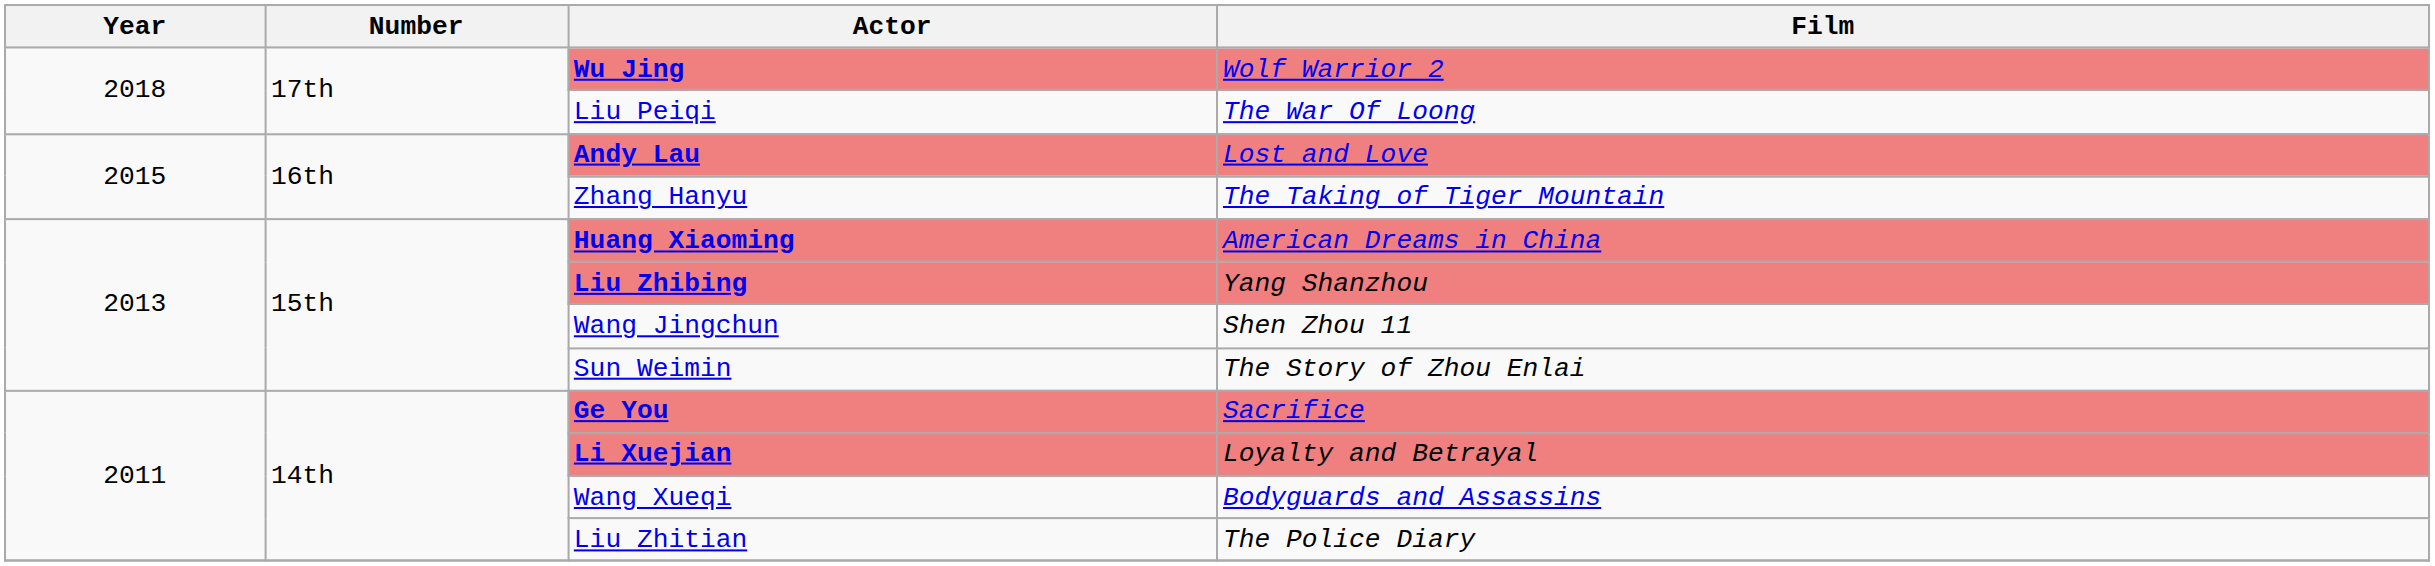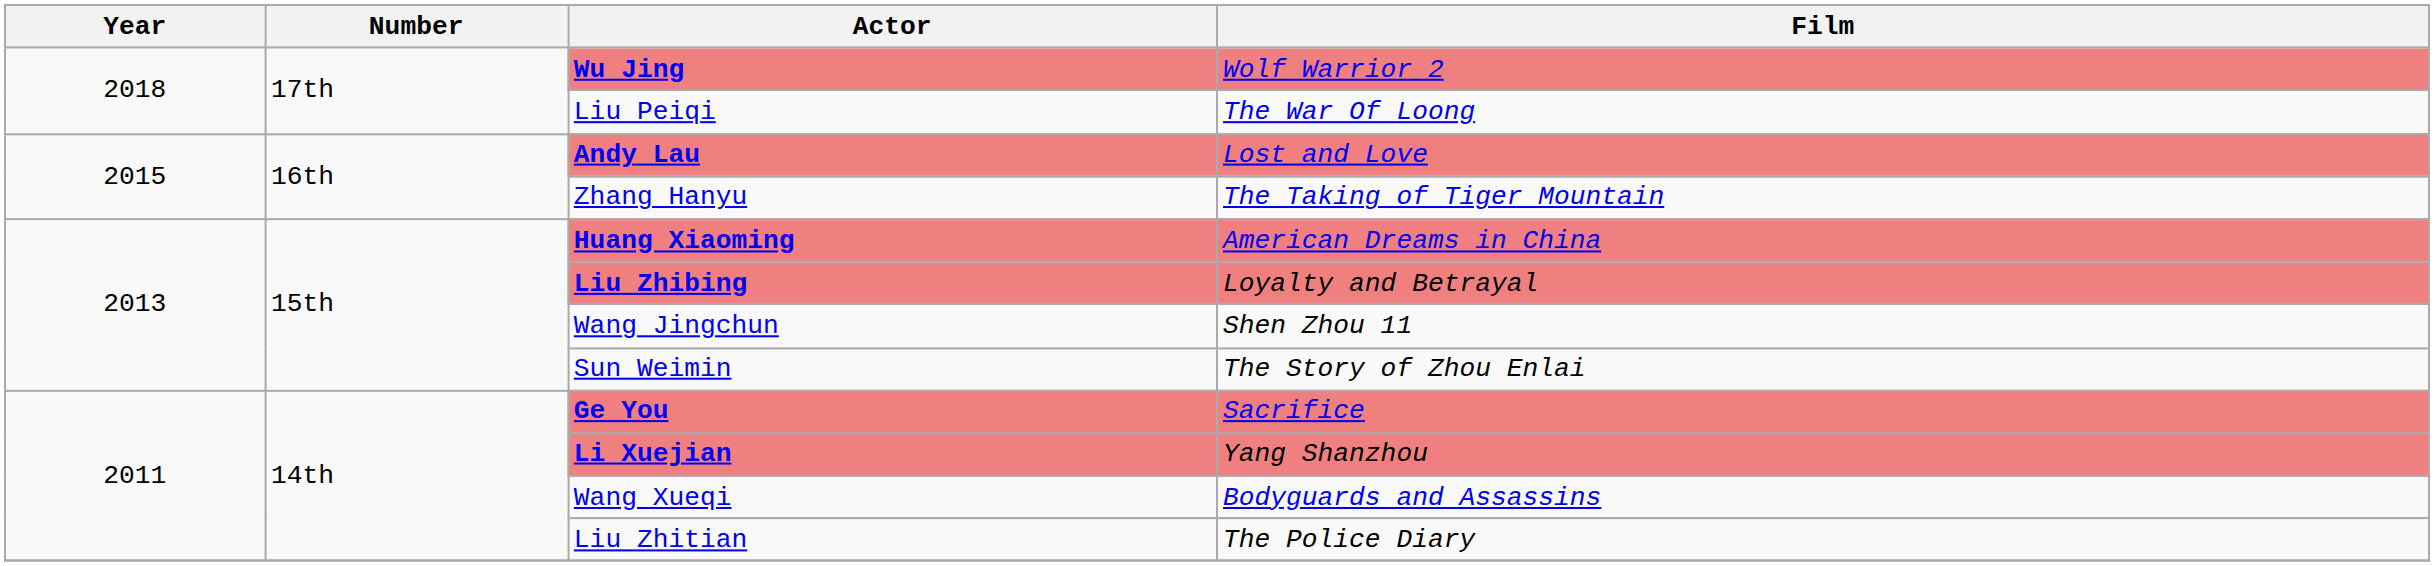(1325, 283) Yang Shanzhou -> (1381, 283) Loyalty and Betrayal
(1381, 454) Loyalty and Betrayal -> (1325, 454) Yang Shanzhou
